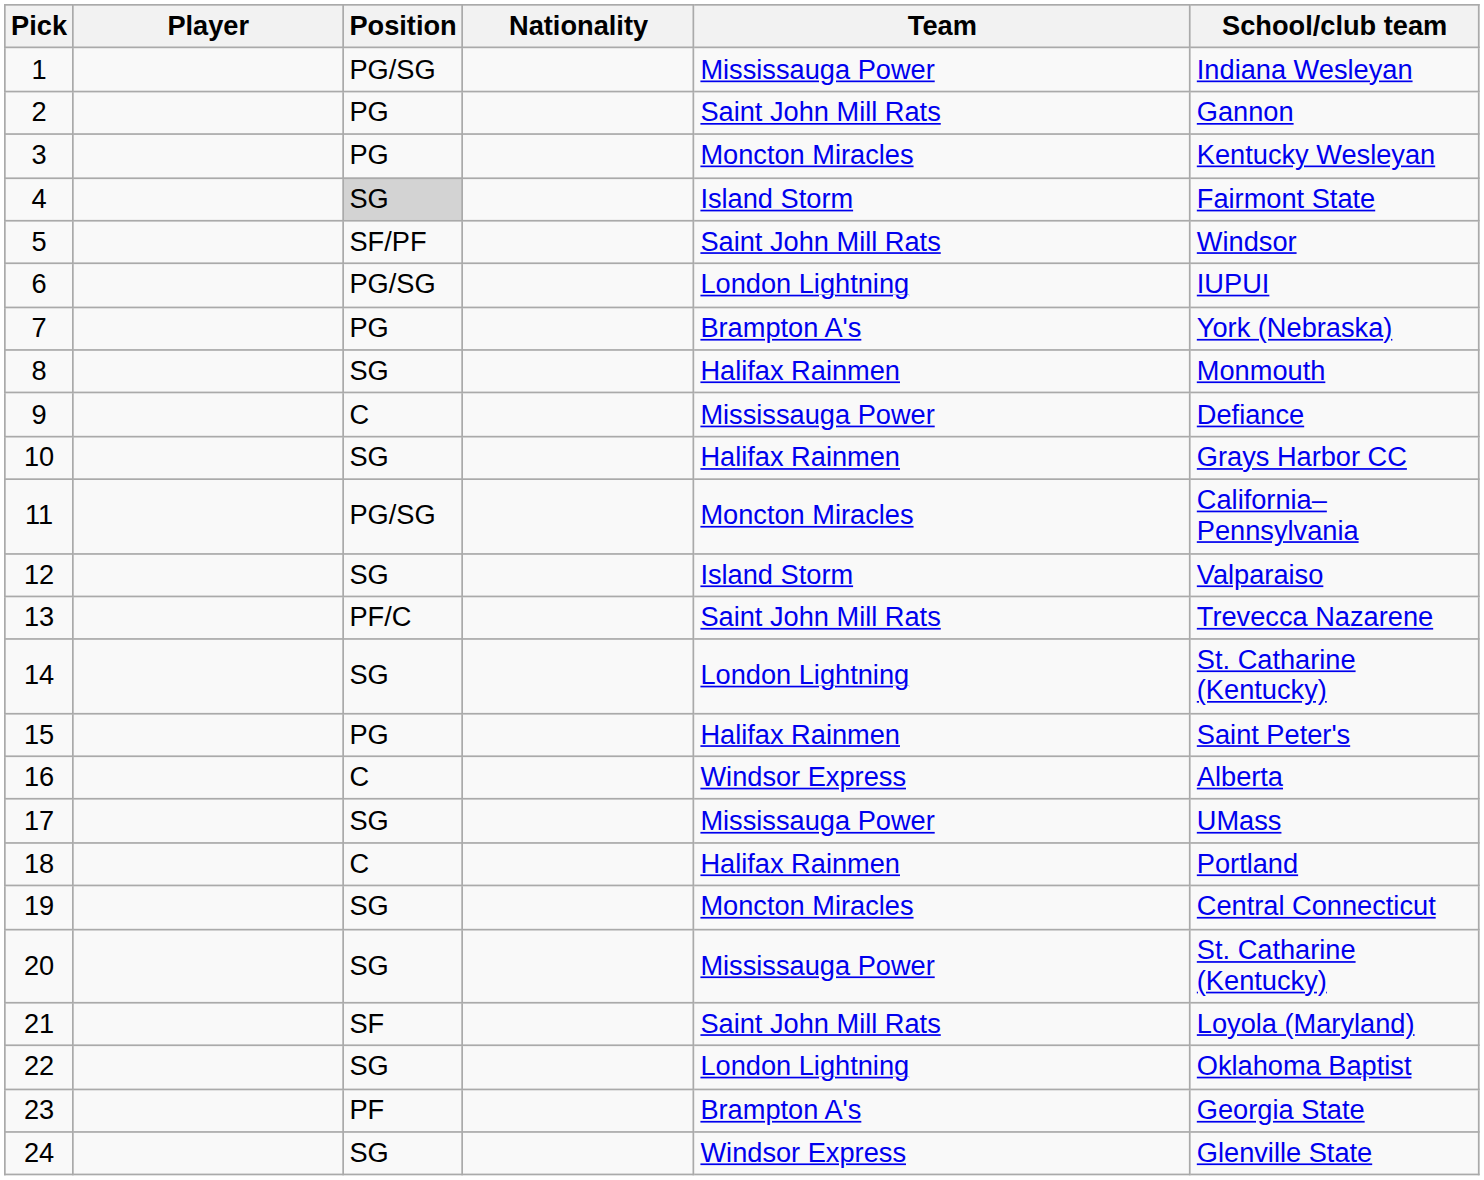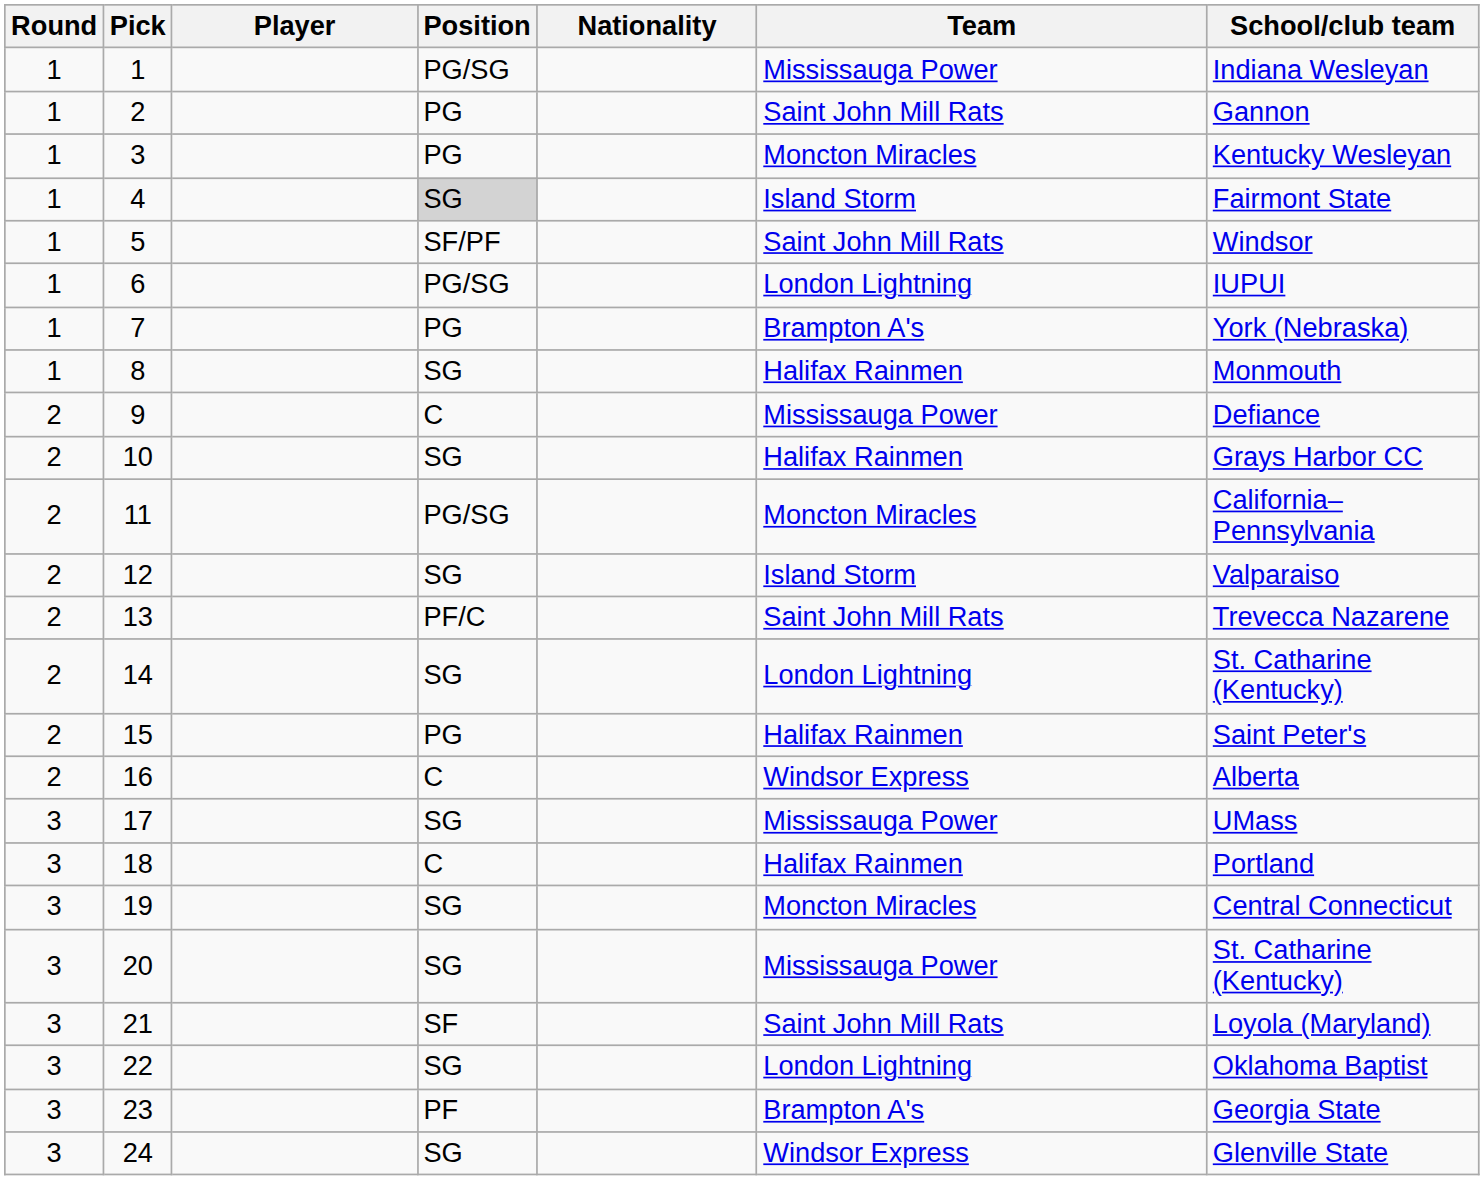+ column: (54, 26)
